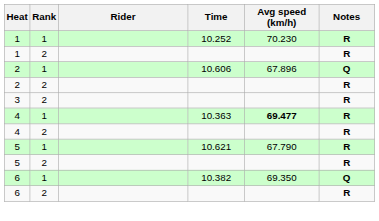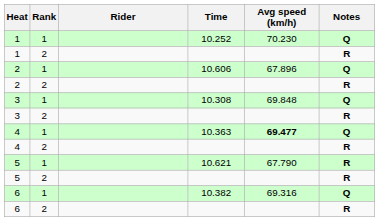(347, 38) R -> (347, 38) Q
+ row: (17, 100)
(347, 116) R -> (347, 131) Q
(282, 178) 69.350 -> (282, 193) 69.316
